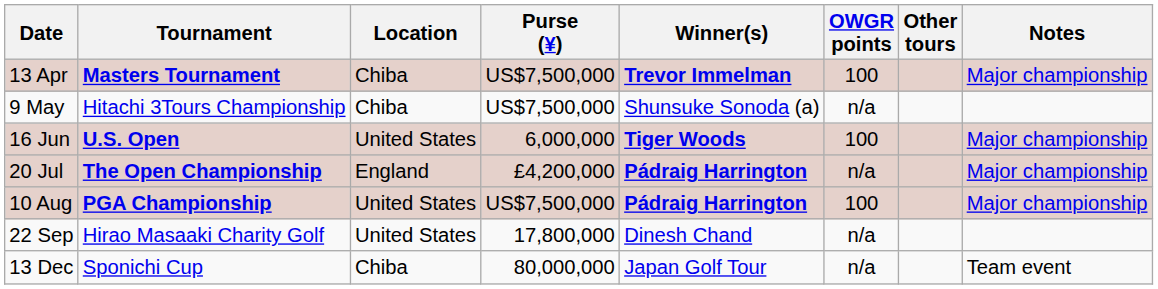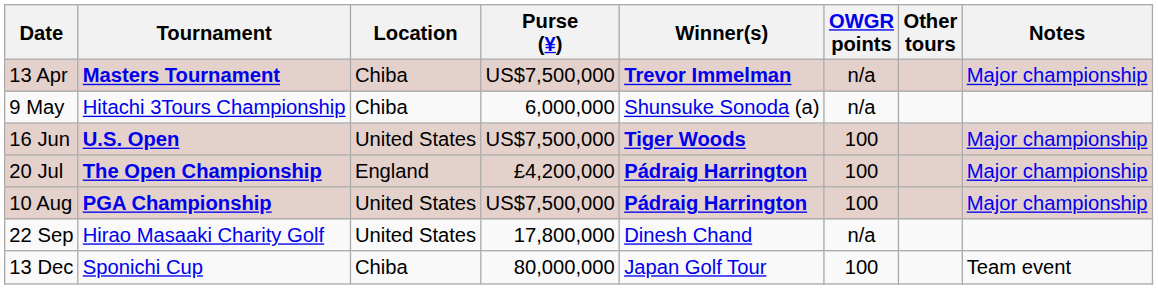(861, 75) 100 -> (861, 75) n/a
(550, 107) US$7,500,000 -> (570, 107) 6,000,000
(570, 139) 6,000,000 -> (550, 139) US$7,500,000
(861, 171) n/a -> (861, 171) 100
(861, 267) n/a -> (861, 267) 100
